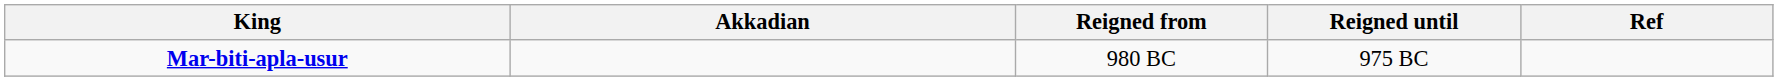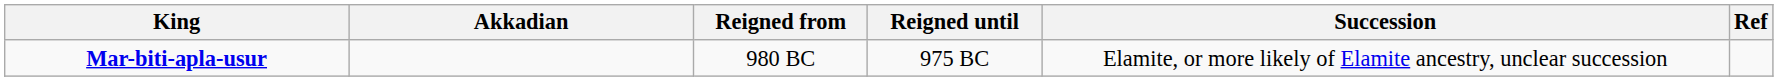+ column: (1385, 22)
